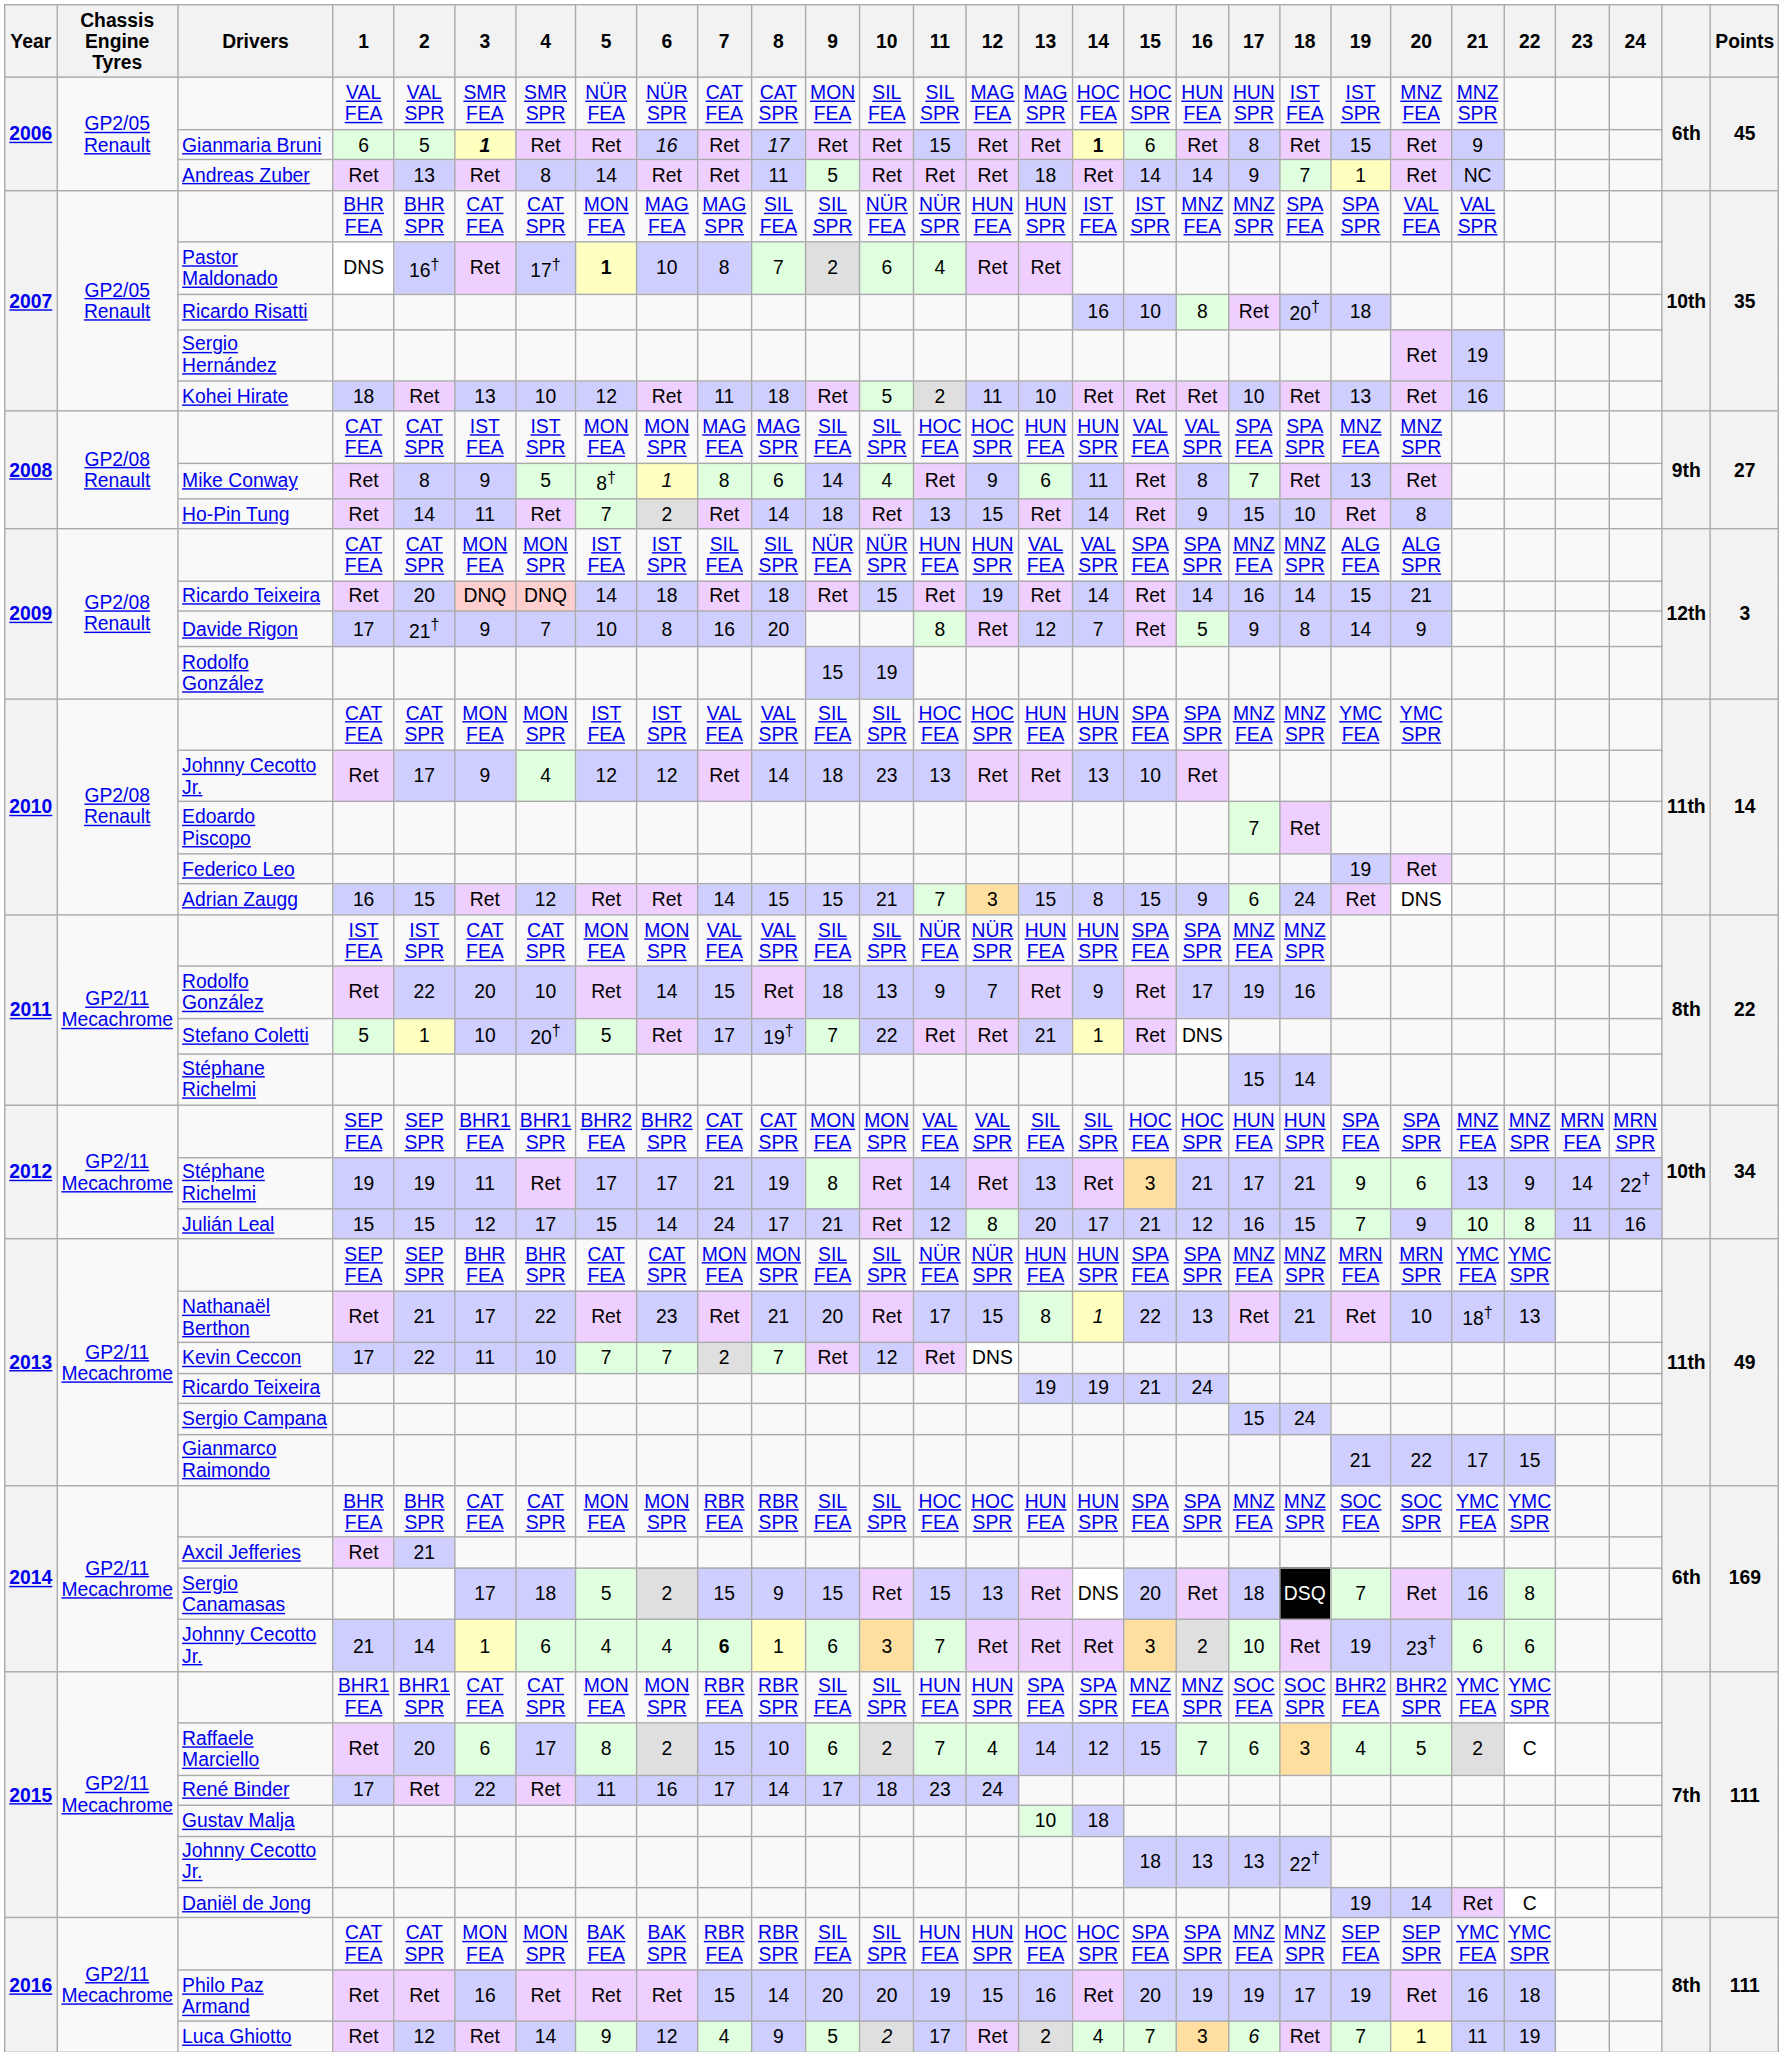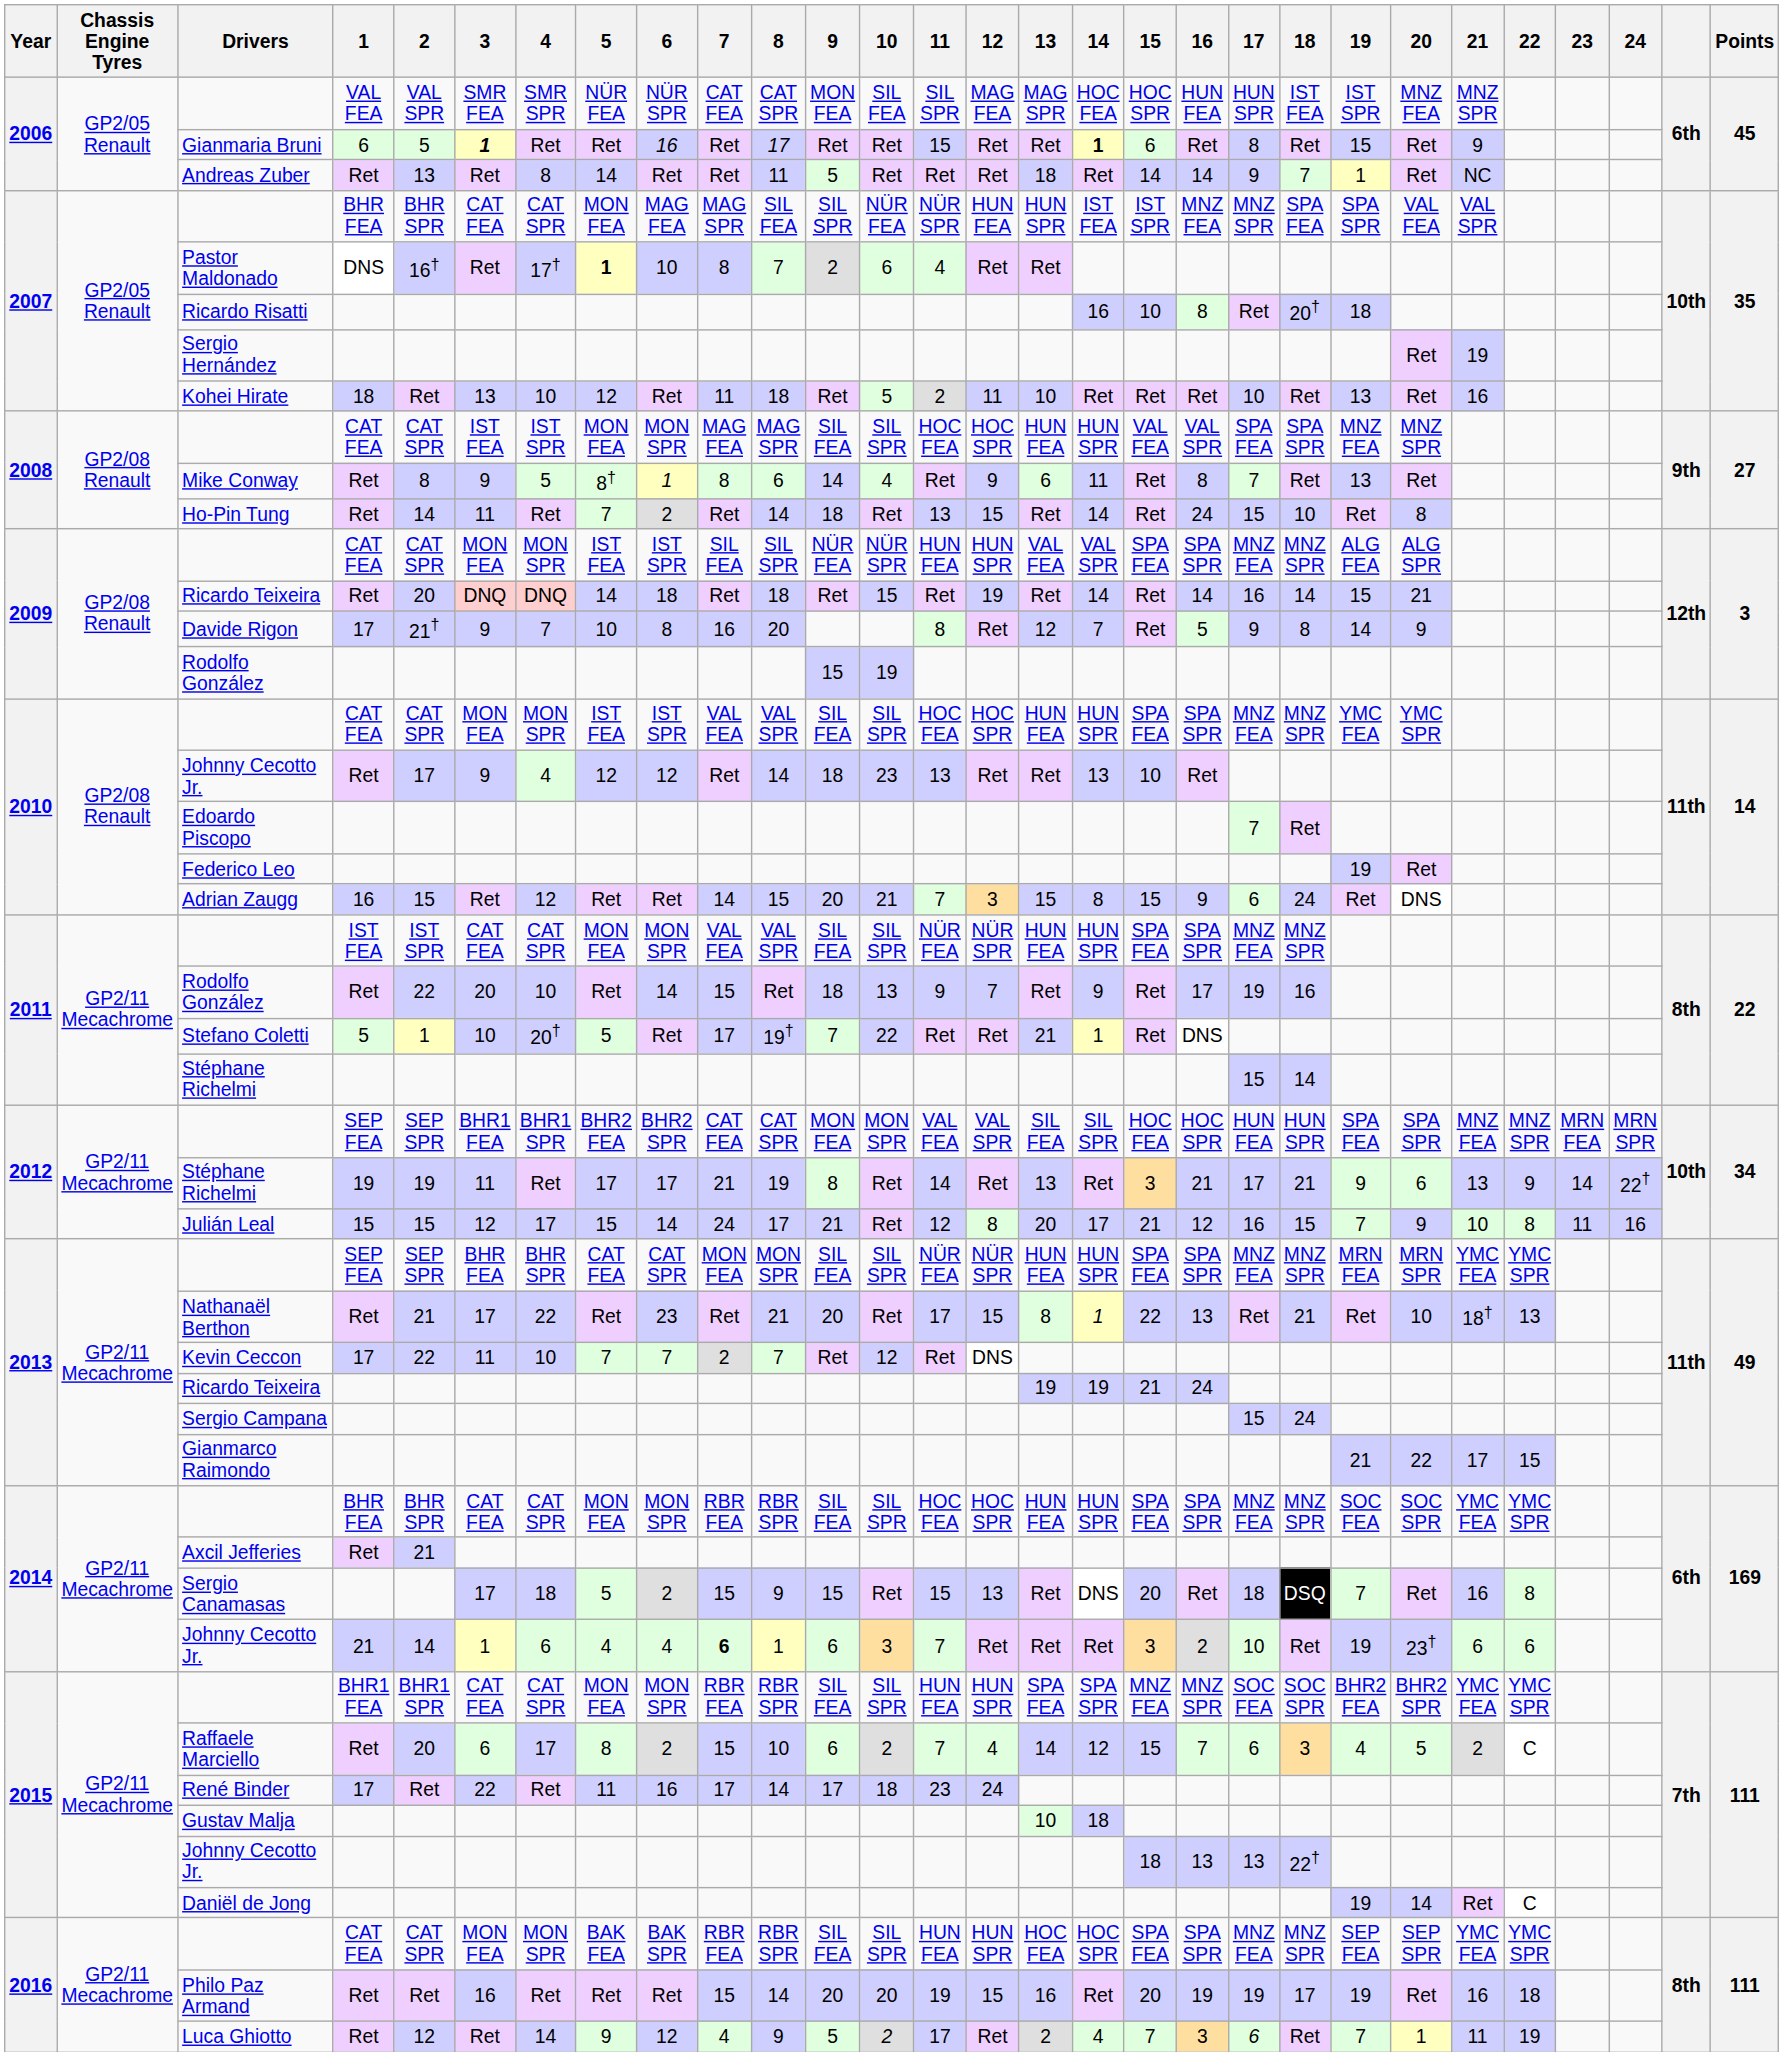(1202, 514) 9 -> (1202, 514) 24
(833, 899) 15 -> (833, 899) 20
